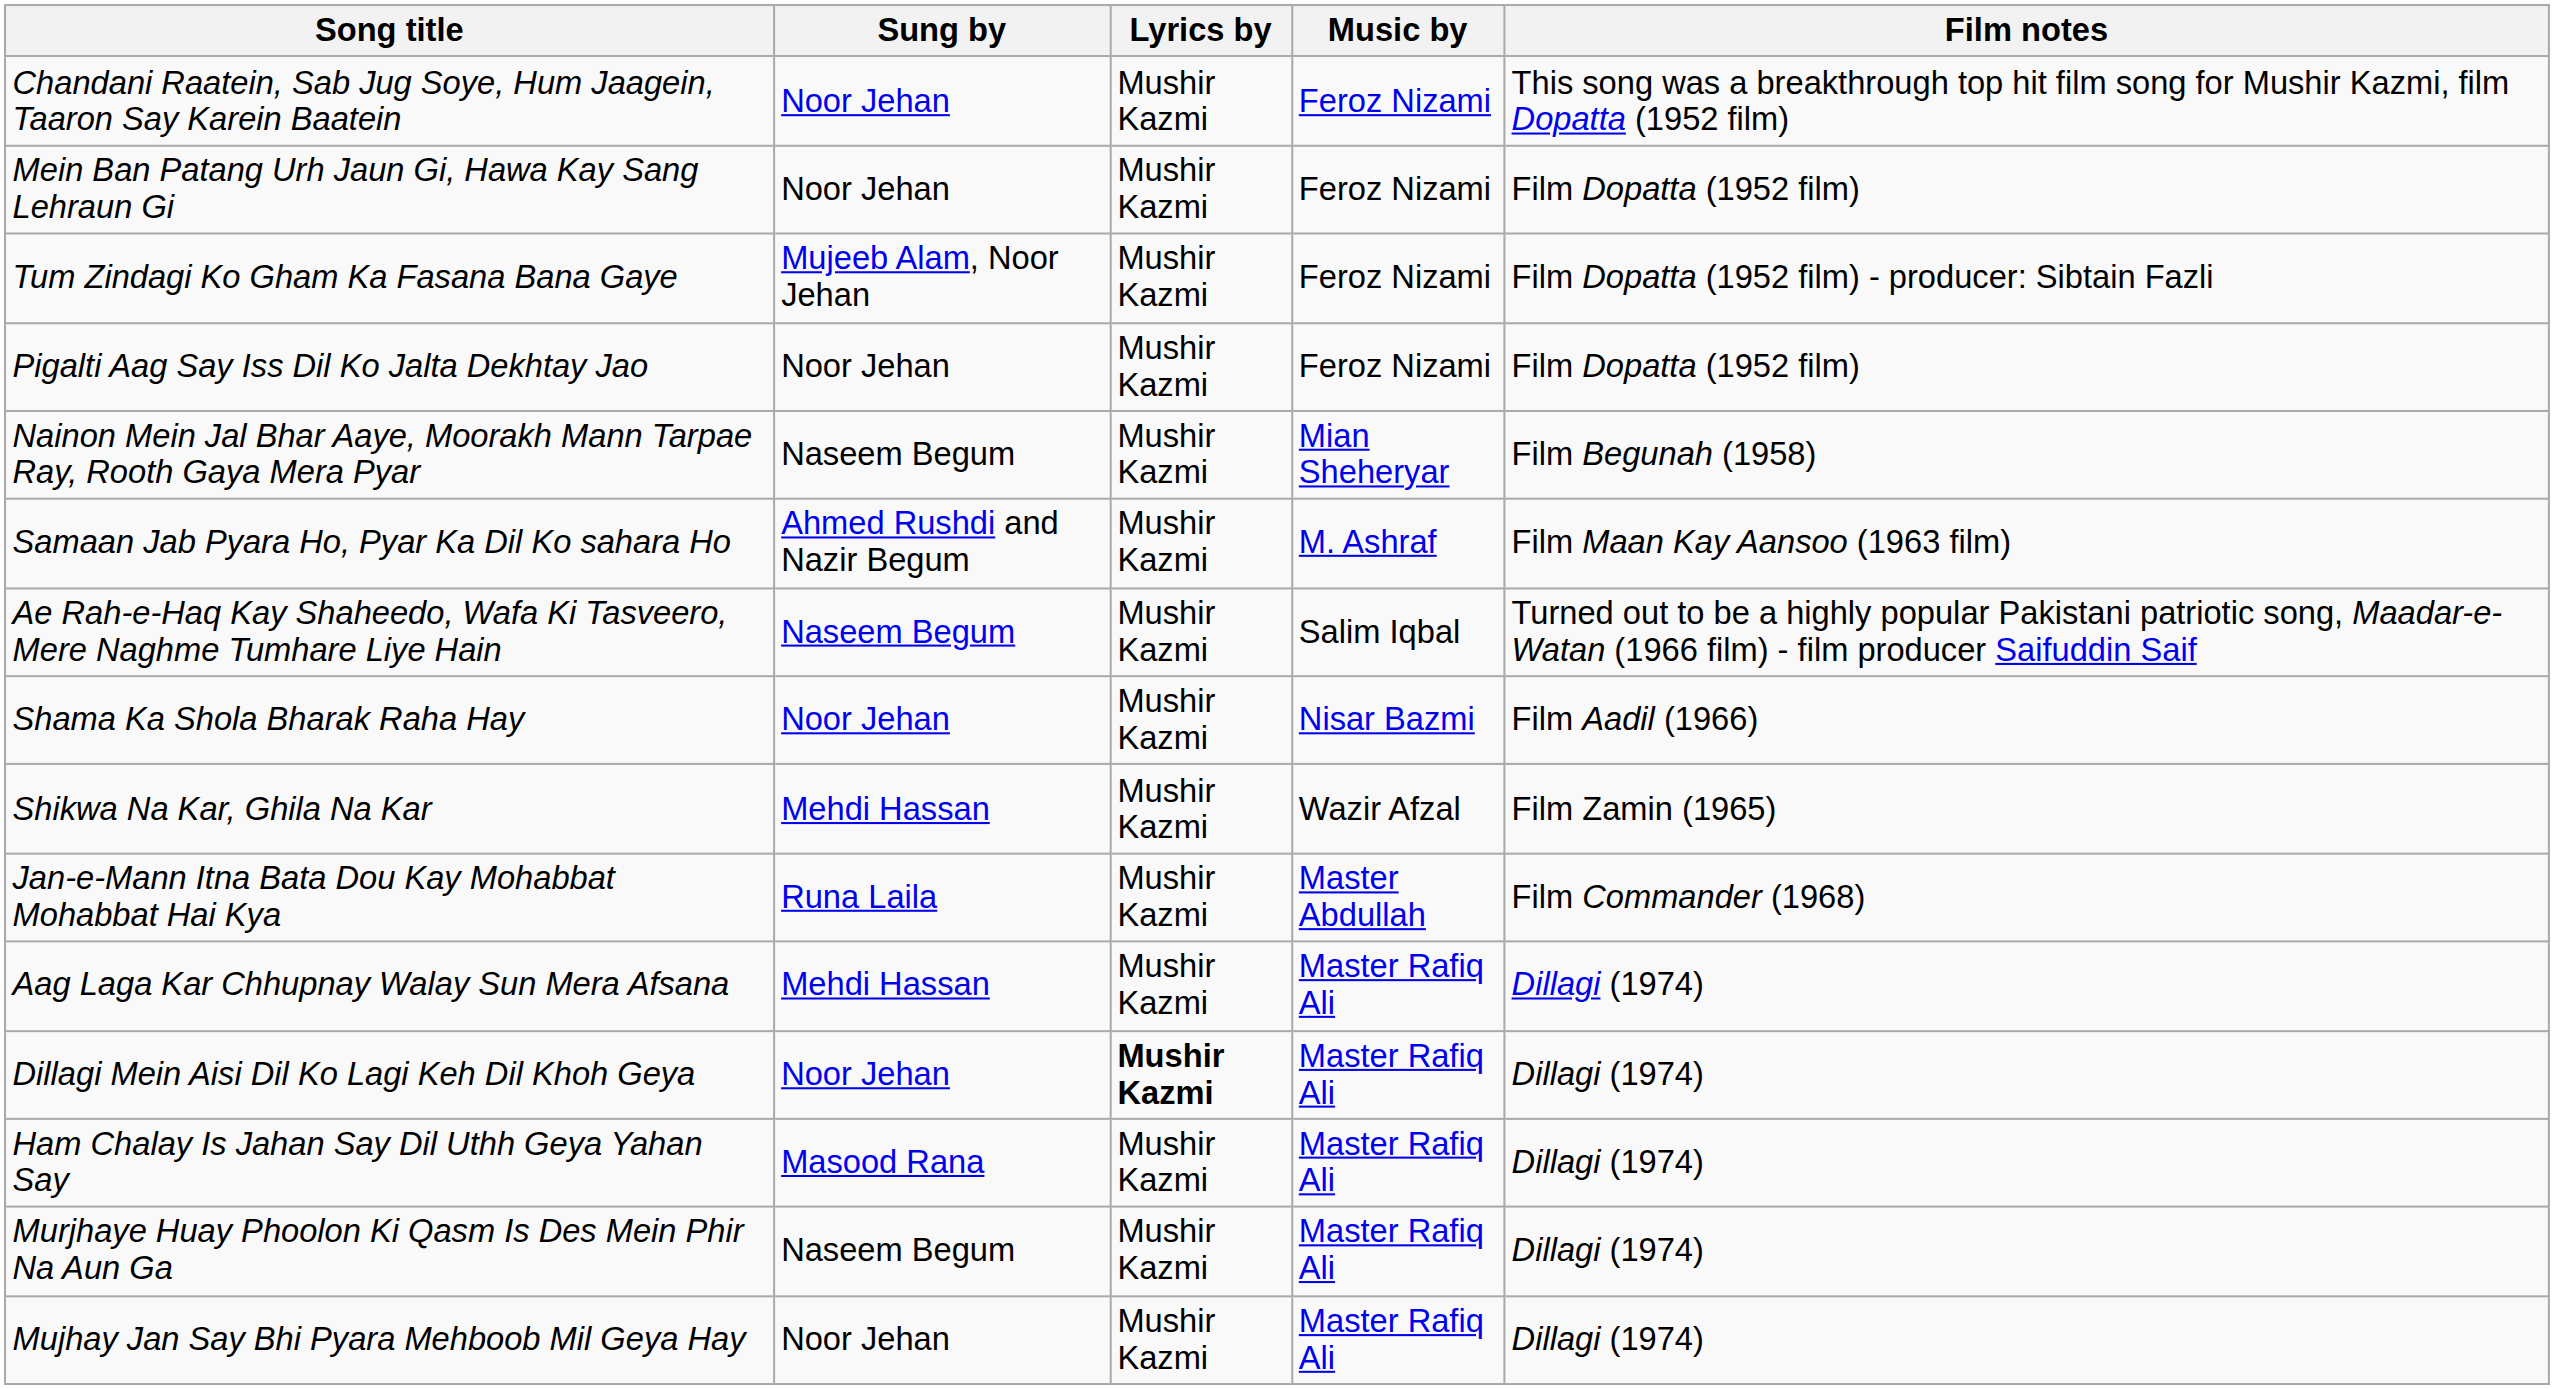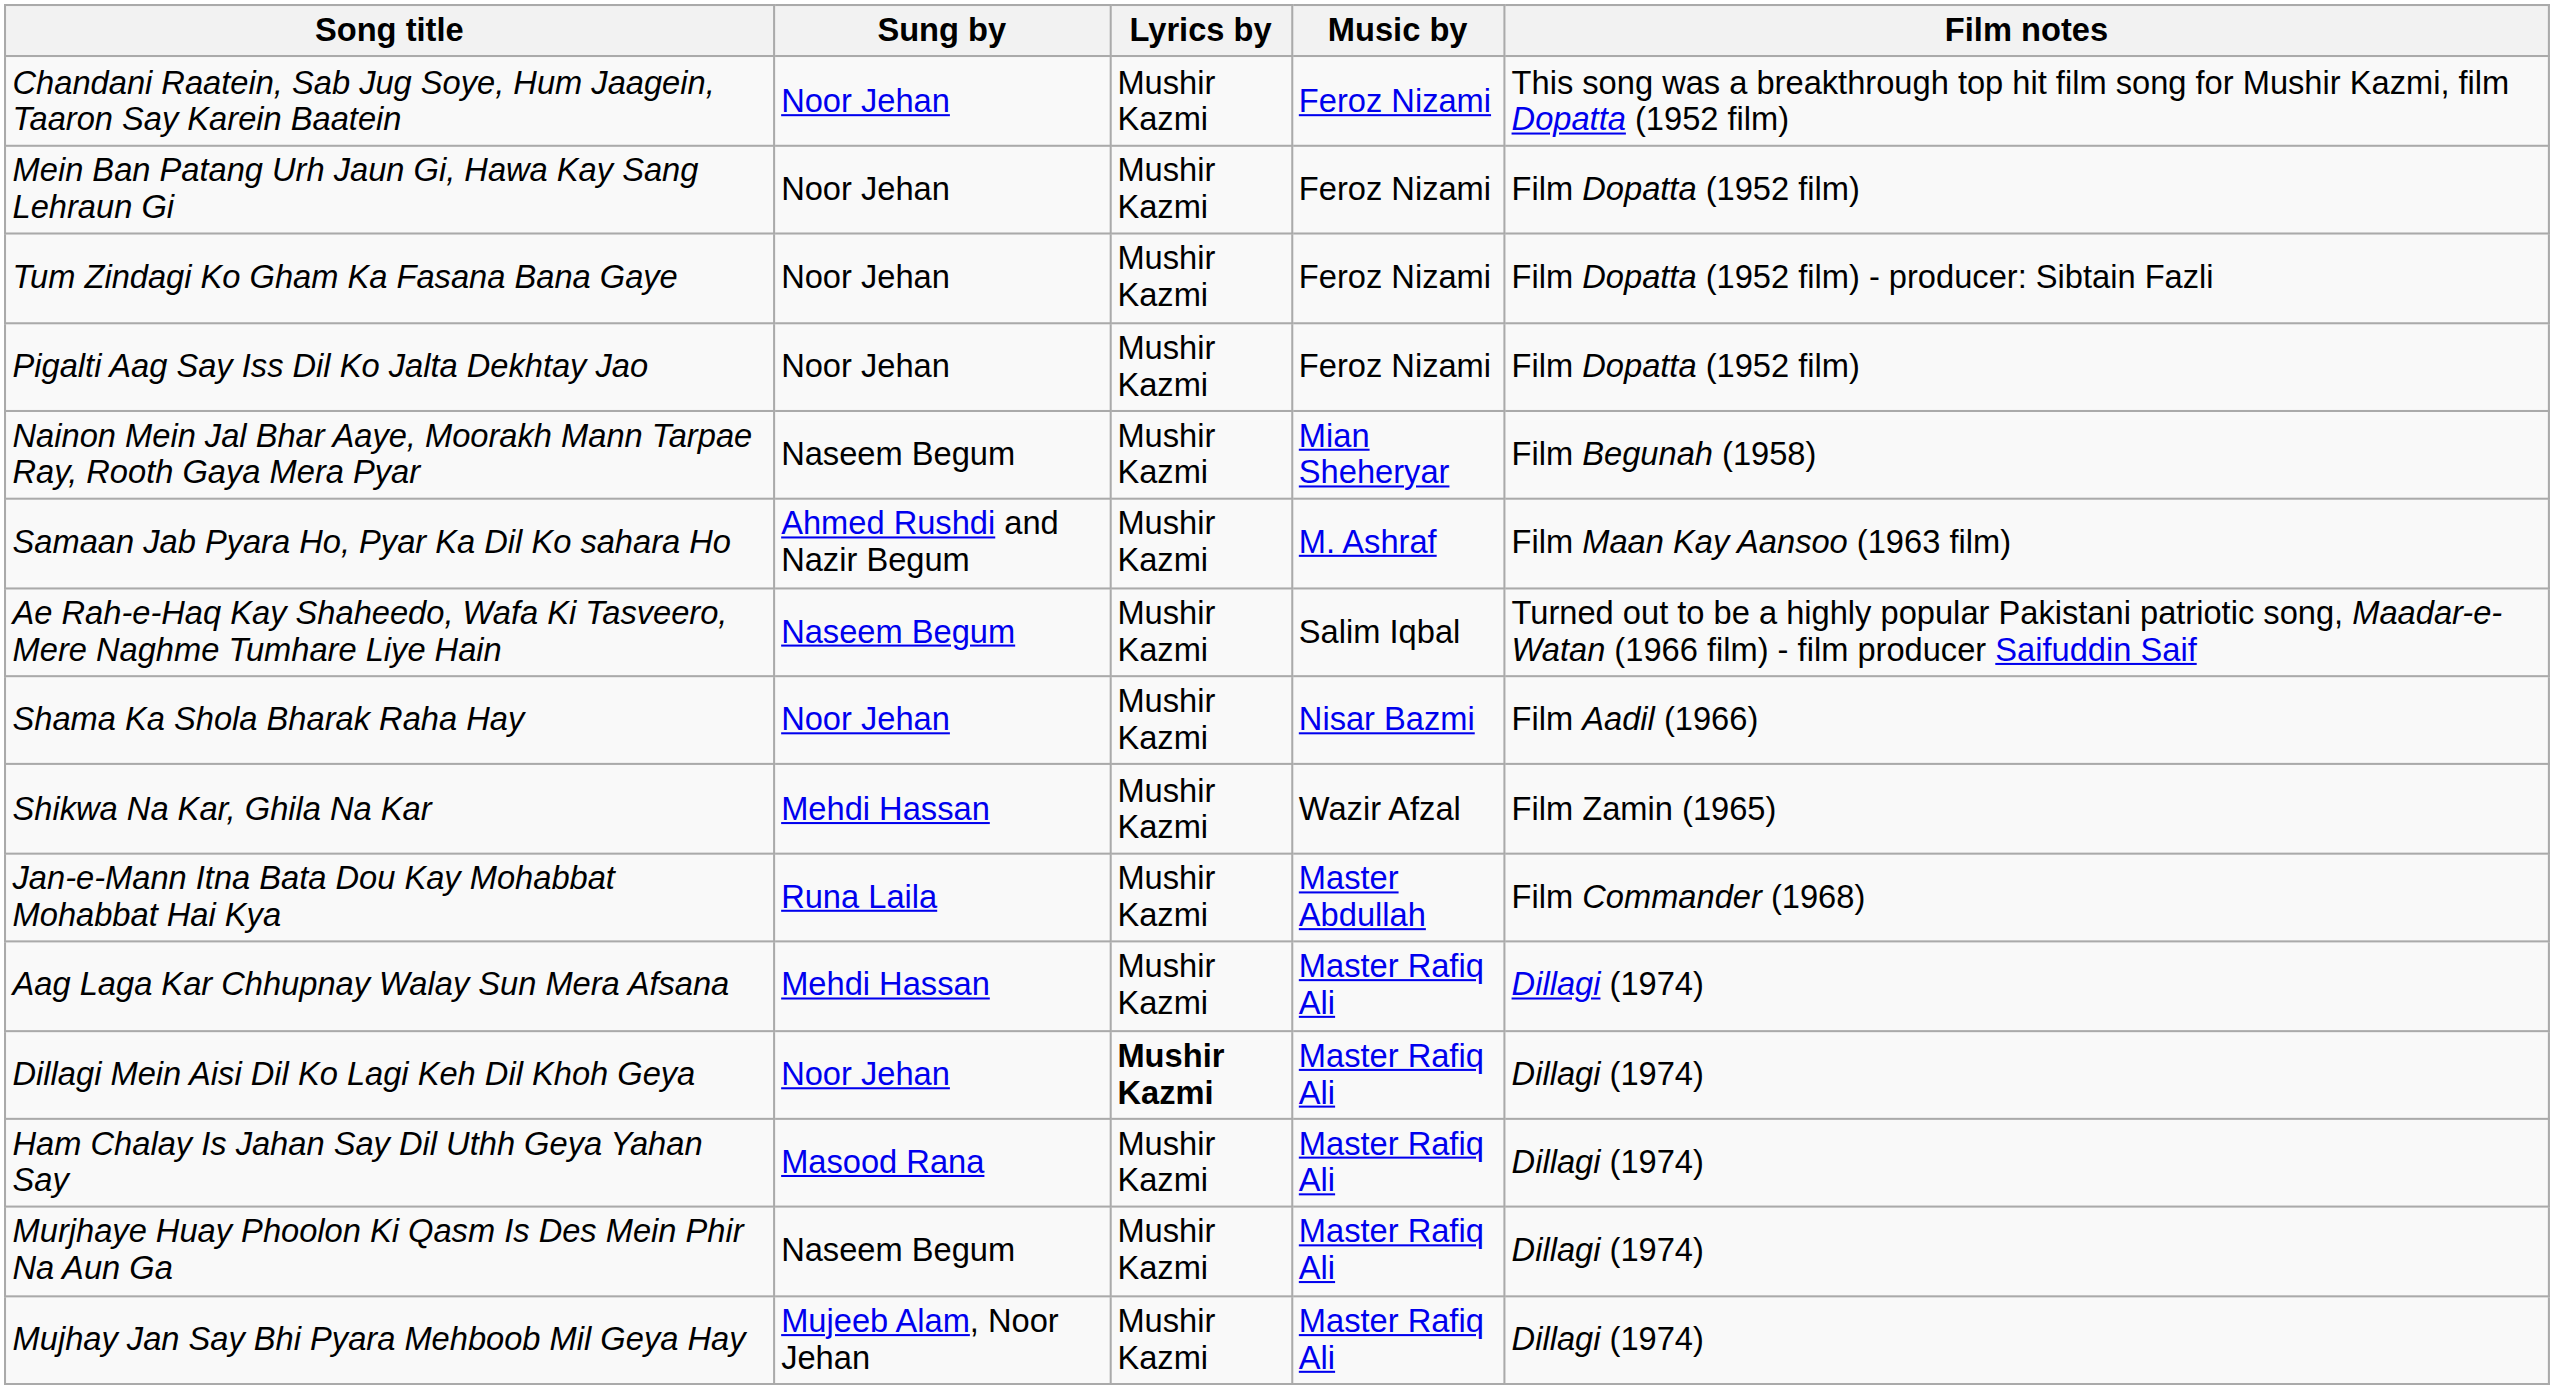(920, 277) Mujeeb Alam, Noor Jehan -> (866, 277) Noor Jehan
(866, 1339) Noor Jehan -> (920, 1339) Mujeeb Alam, Noor Jehan
